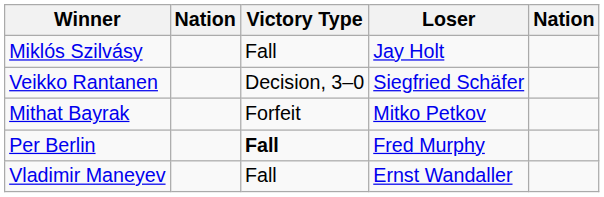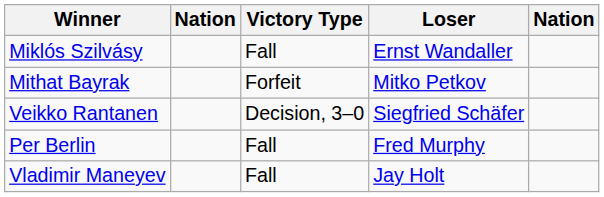(409, 51) Jay Holt -> (443, 51) Ernst Wandaller
rows swapped: (69, 113) <-> (84, 82)
(262, 144) bold -> (261, 144) normal
(443, 176) Ernst Wandaller -> (409, 176) Jay Holt
